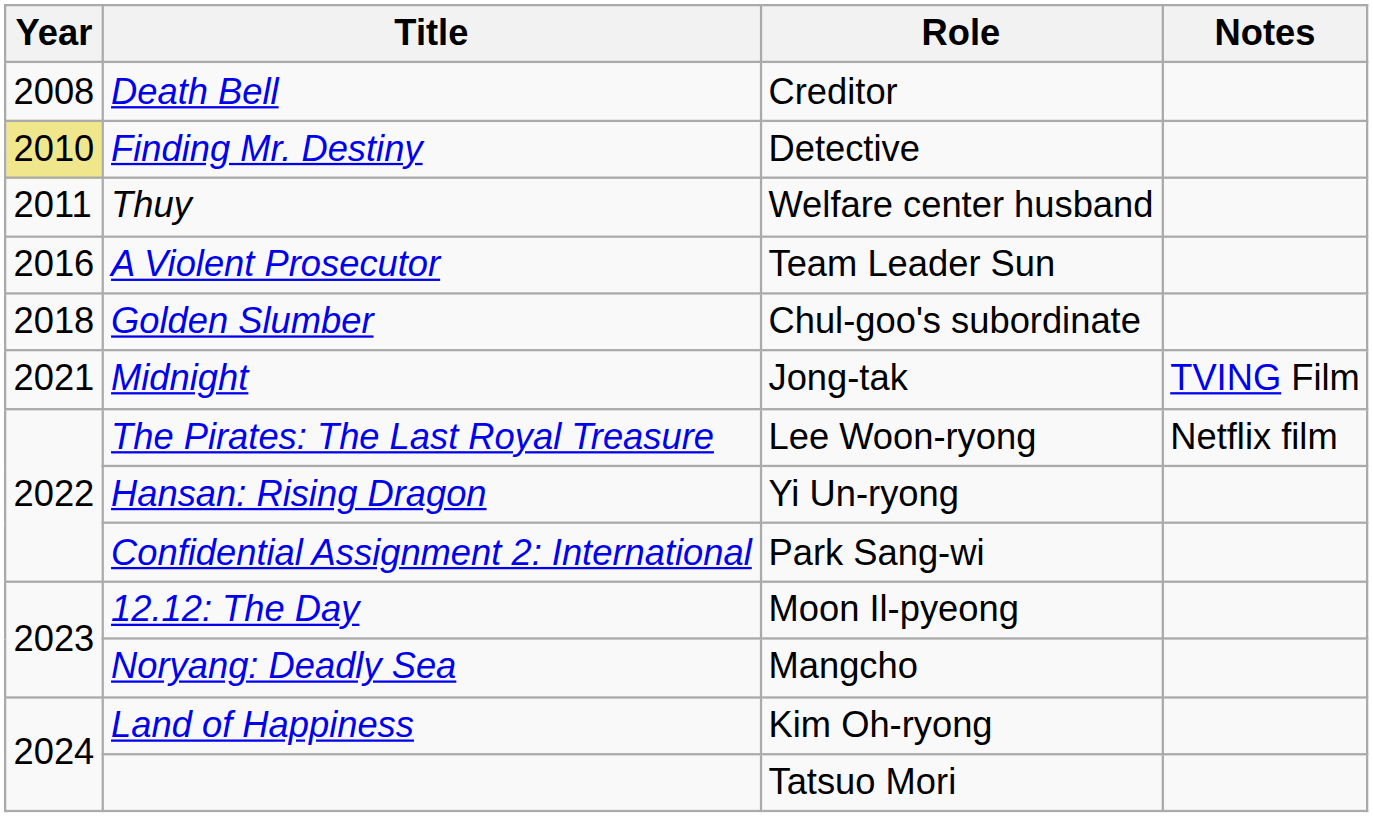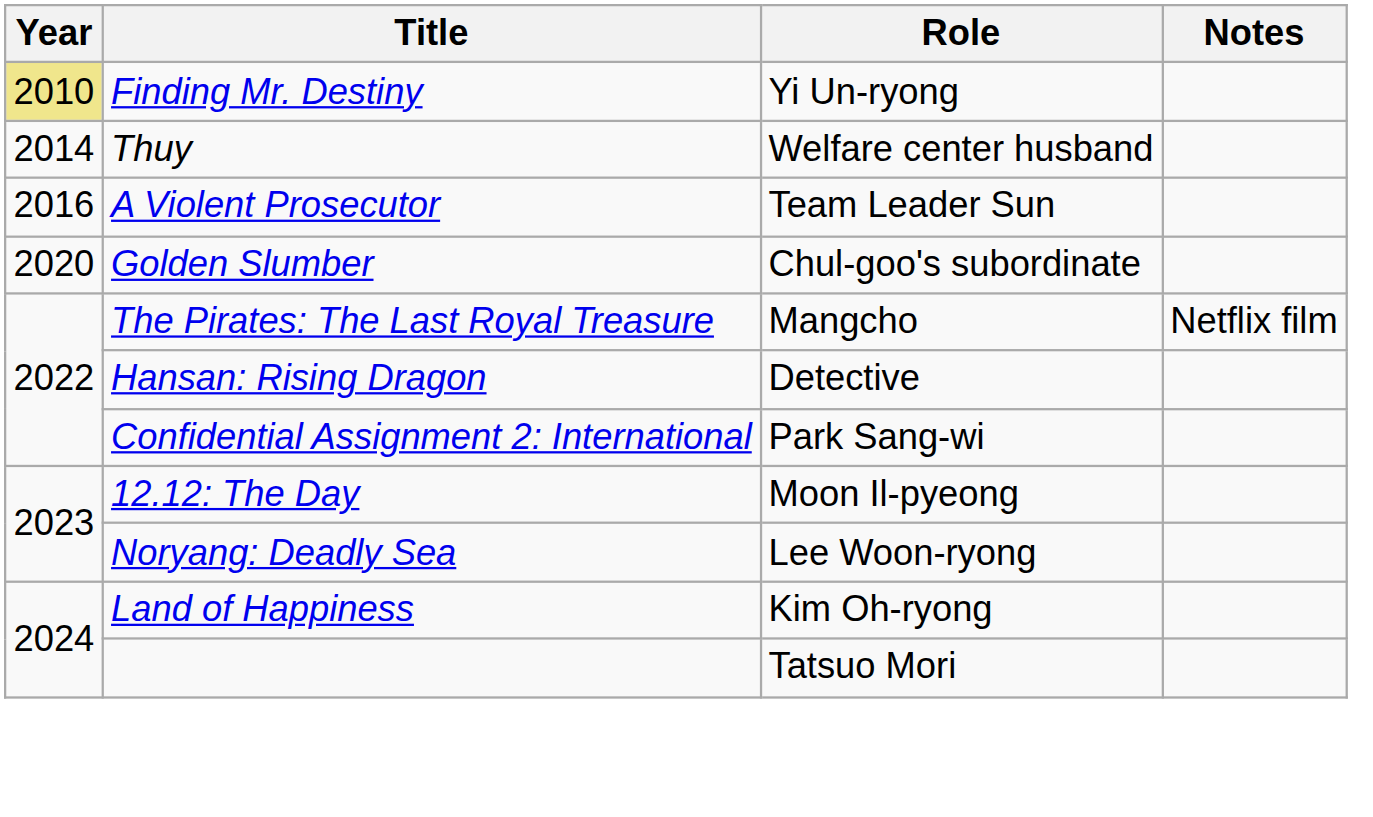- row: (195, 90)
(844, 148) Detective -> (864, 90) Yi Un-ryong
(53, 206) 2011 -> (54, 148) 2014
(54, 321) 2018 -> (54, 263) 2020
- row: (180, 378)
(902, 436) Lee Woon-ryong -> (843, 321) Mangcho
(864, 494) Yi Un-ryong -> (844, 378) Detective
(843, 666) Mangcho -> (902, 551) Lee Woon-ryong
